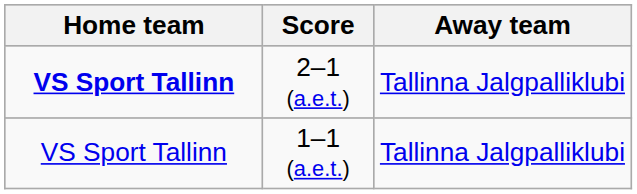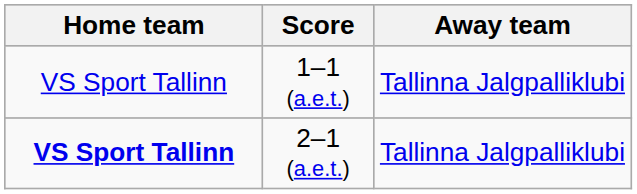rows swapped: (318, 152) <-> (318, 81)
